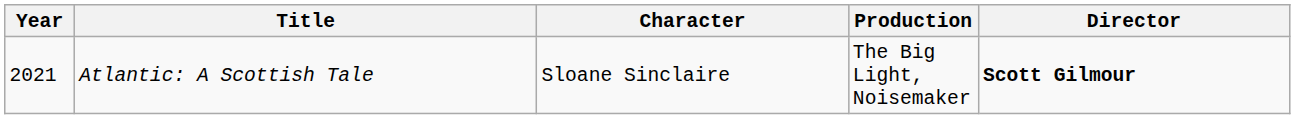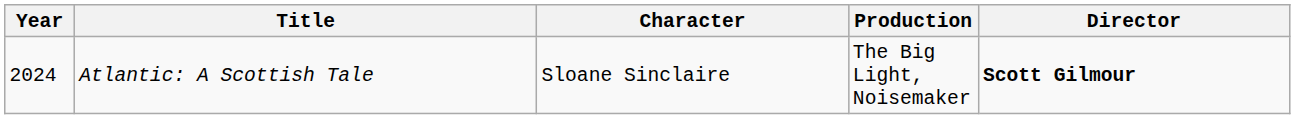(33, 75) 2021 -> (33, 75) 2024
